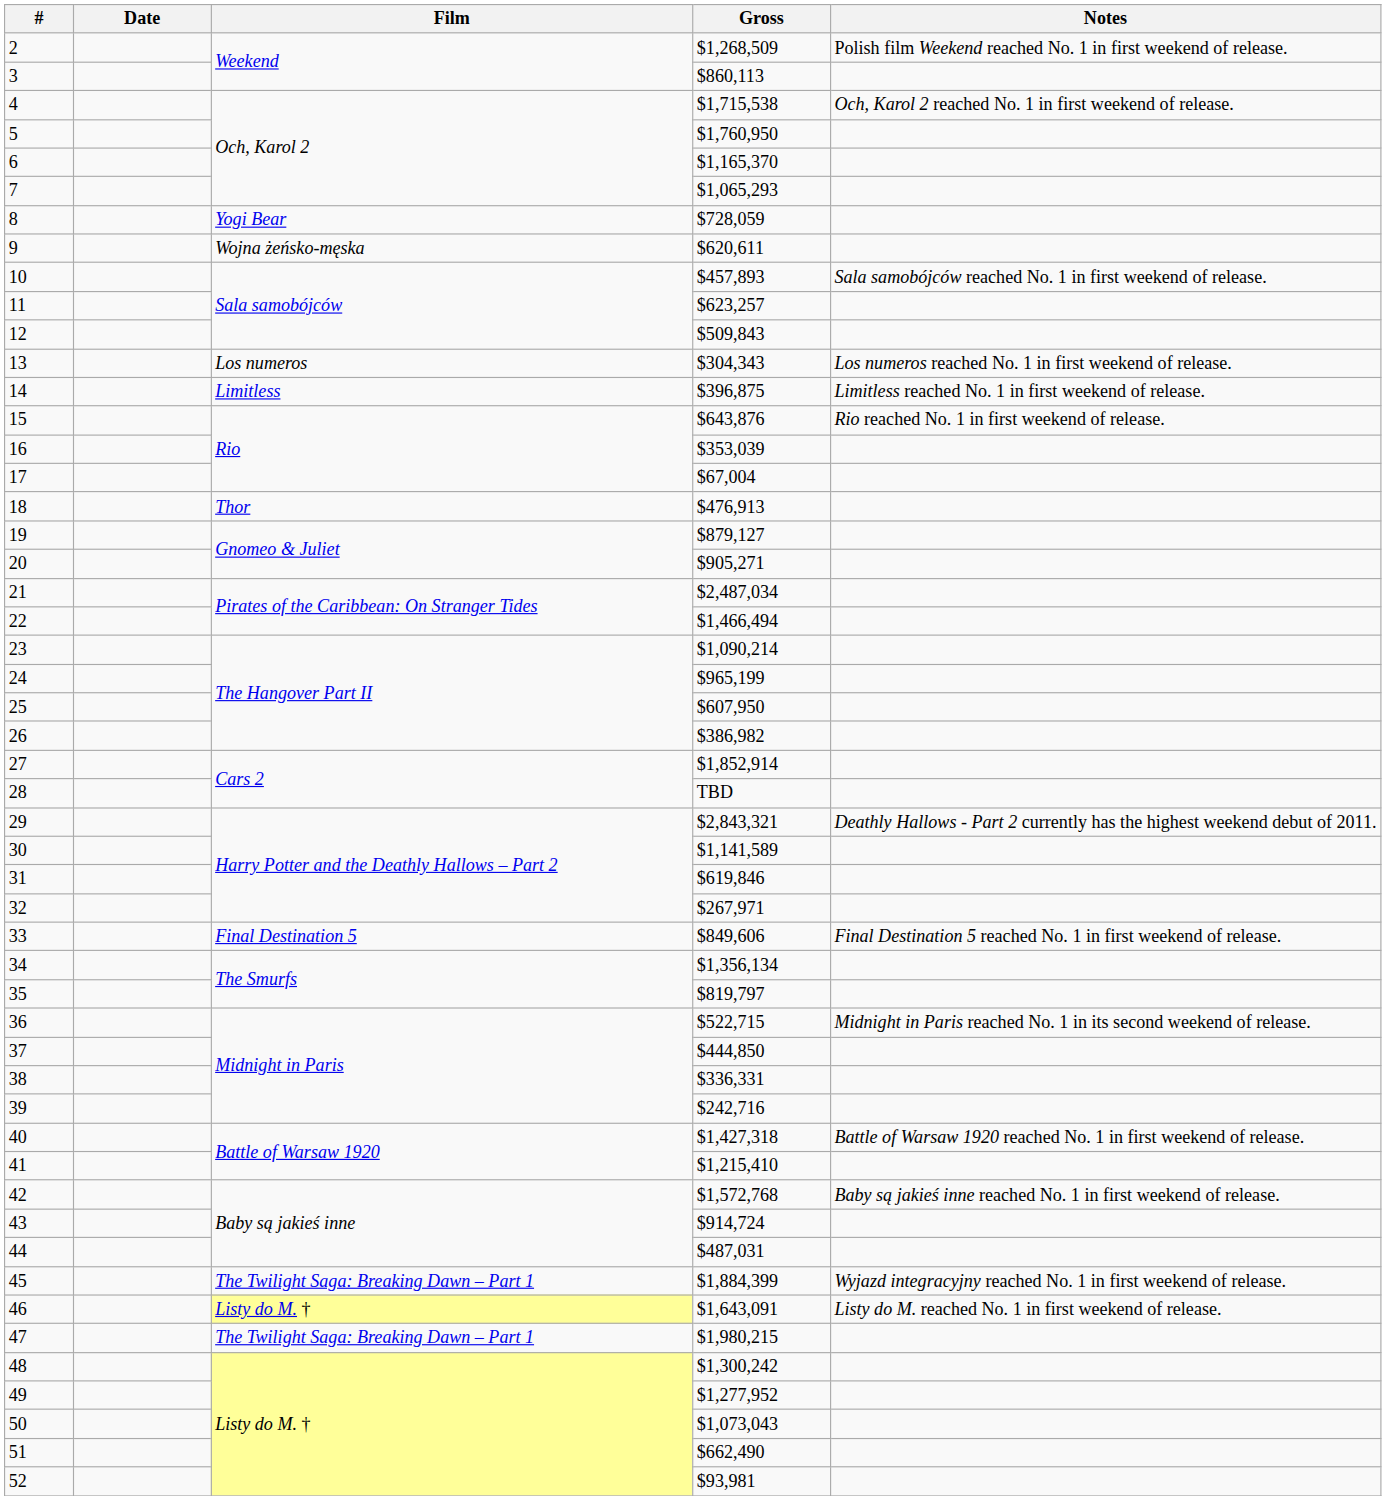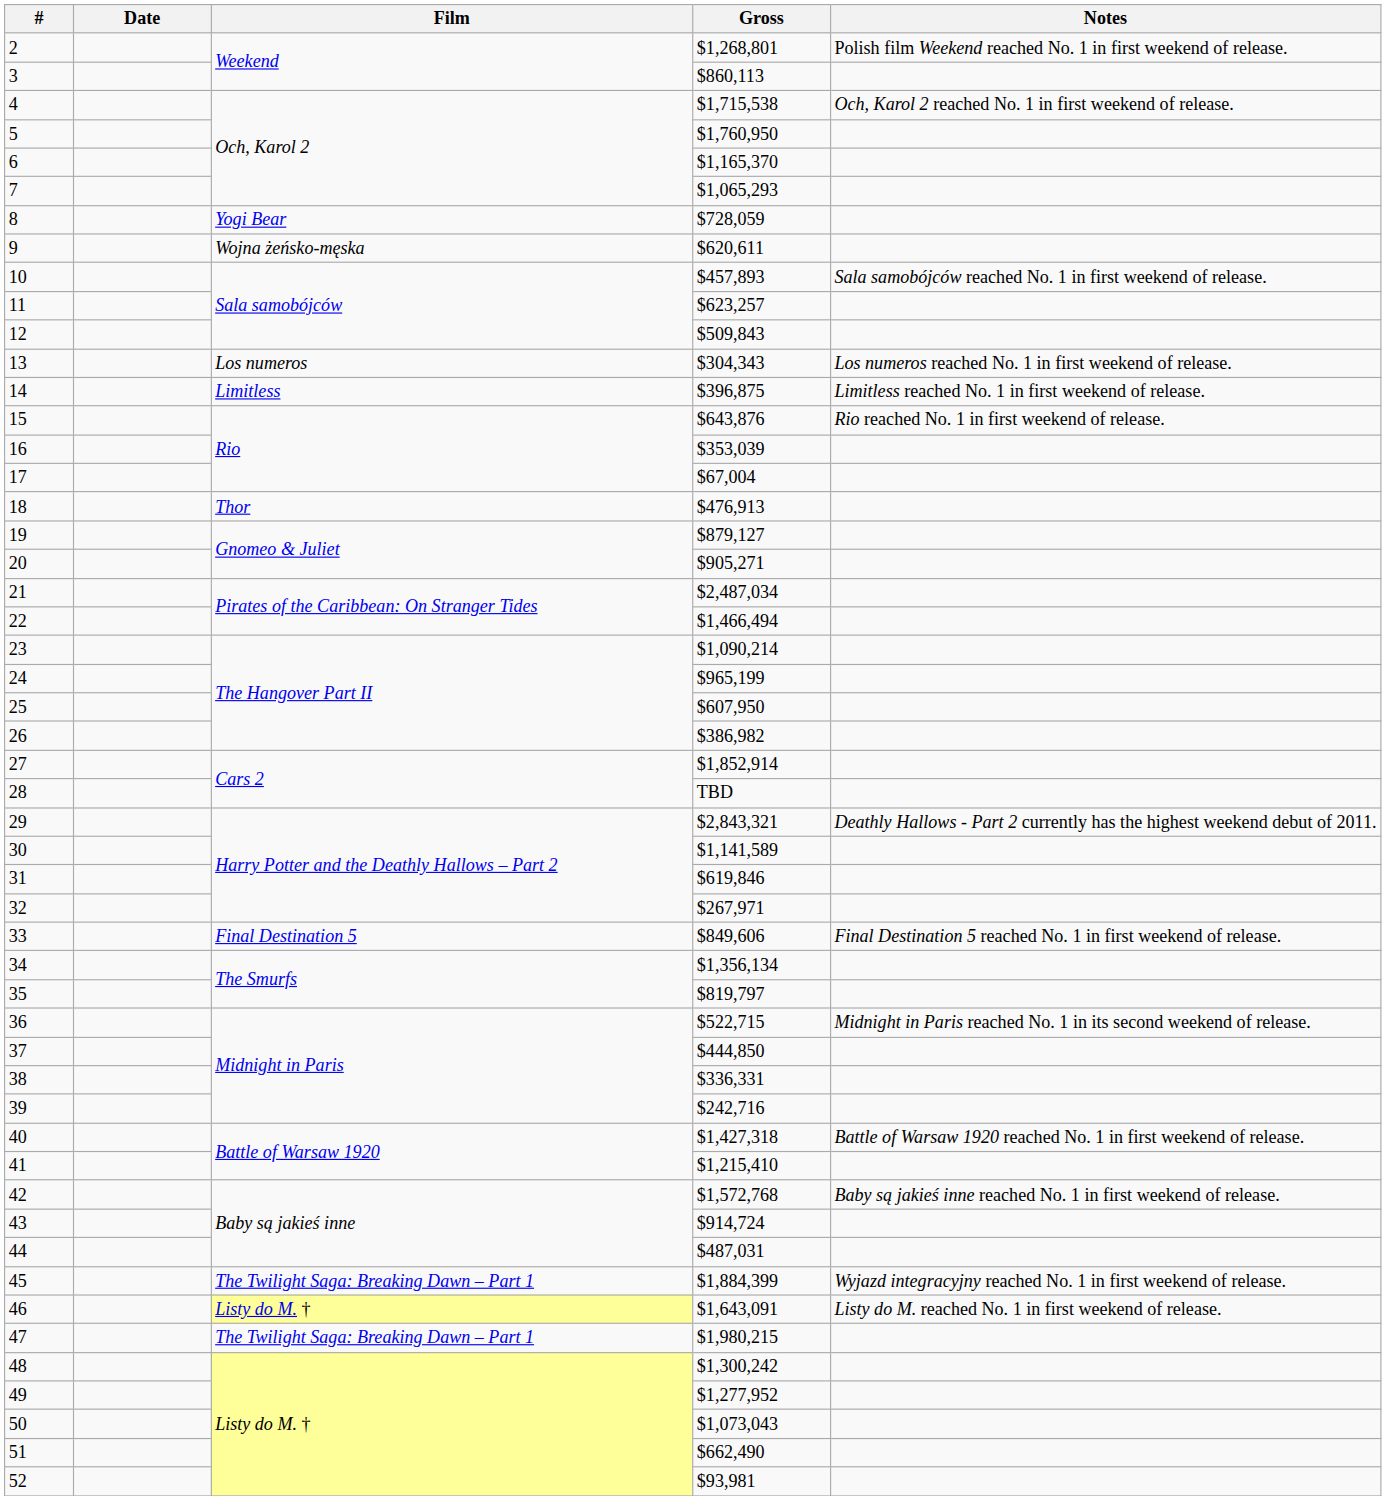(737, 47) $1,268,509 -> (737, 47) $1,268,801
